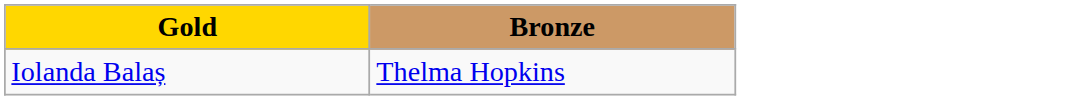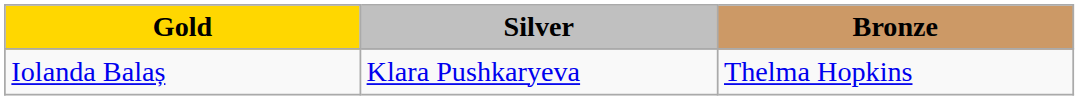+ column: (539, 26)
